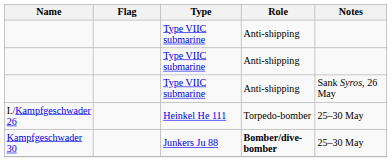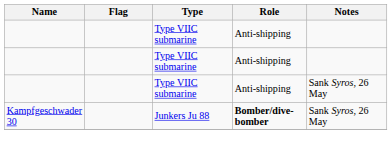- row: (49, 116)
(340, 143) 25–30 May -> (339, 116) Sank Syros, 26 May
